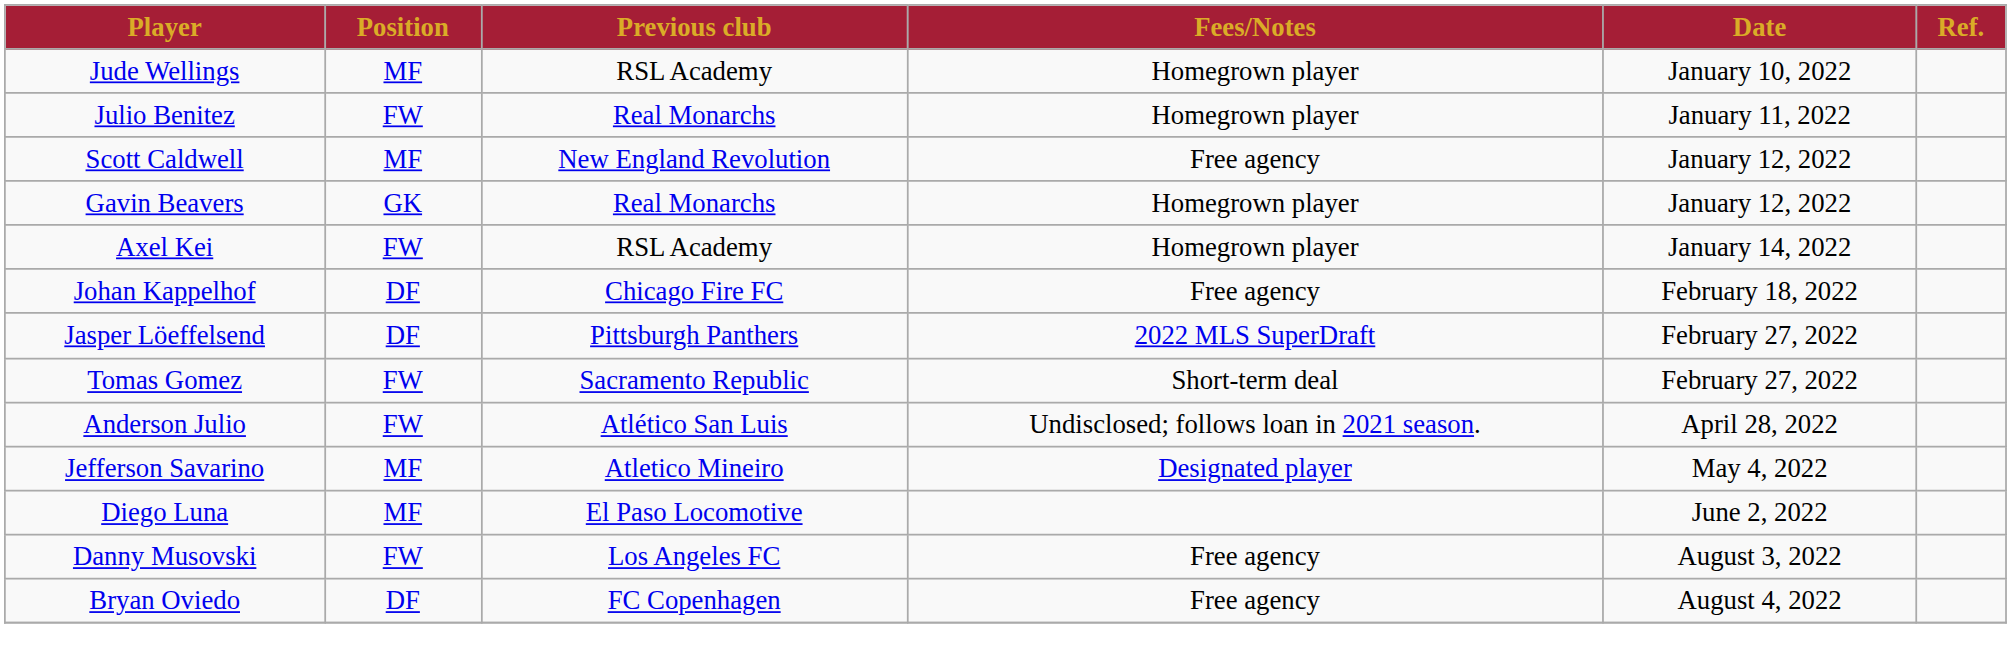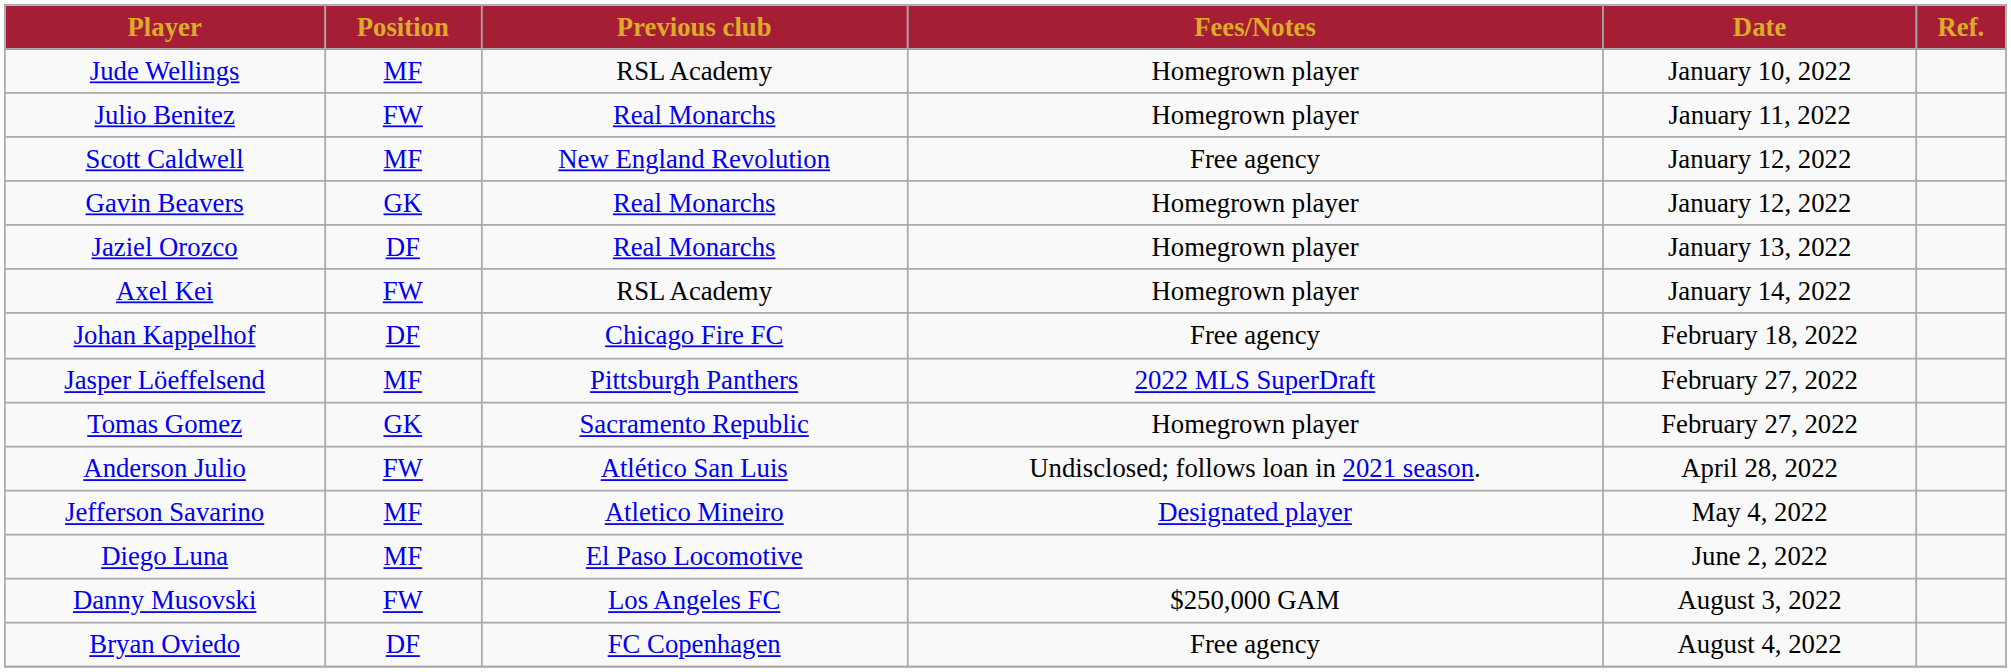+ row: (165, 247)
(403, 335) DF -> (403, 379) MF
(403, 379) FW -> (403, 423) GK
(1255, 379) Short-term deal -> (1255, 423) Homegrown player
(1255, 556) Free agency -> (1255, 600) $250,000 GAM
